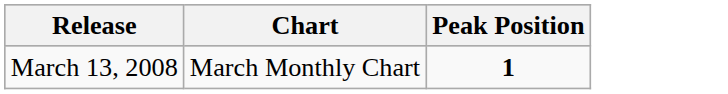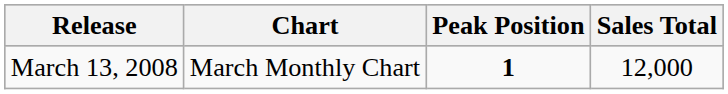+ column: (657, 25)
